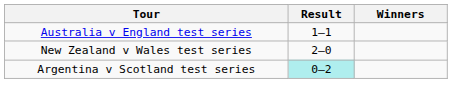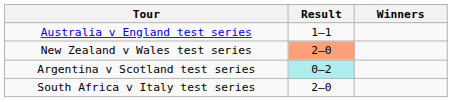(321, 51) no background -> (321, 51) lightsalmon background
+ row: (146, 87)
